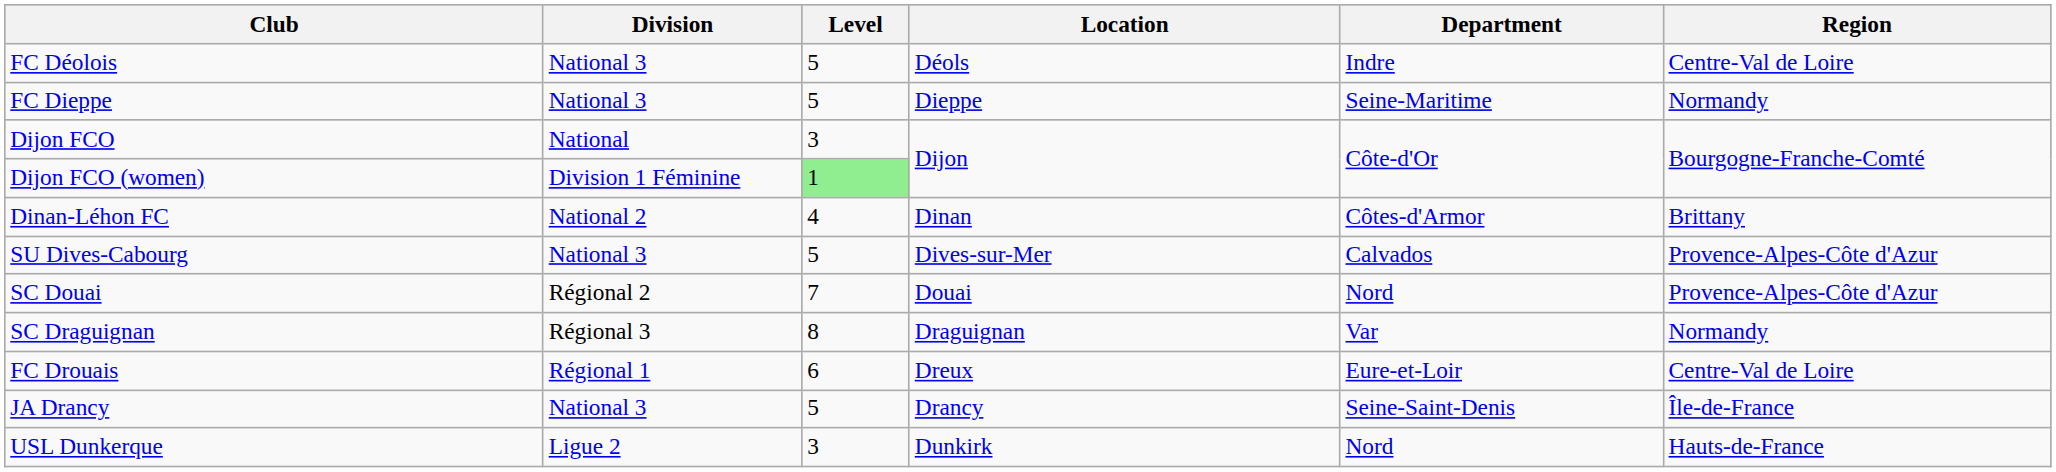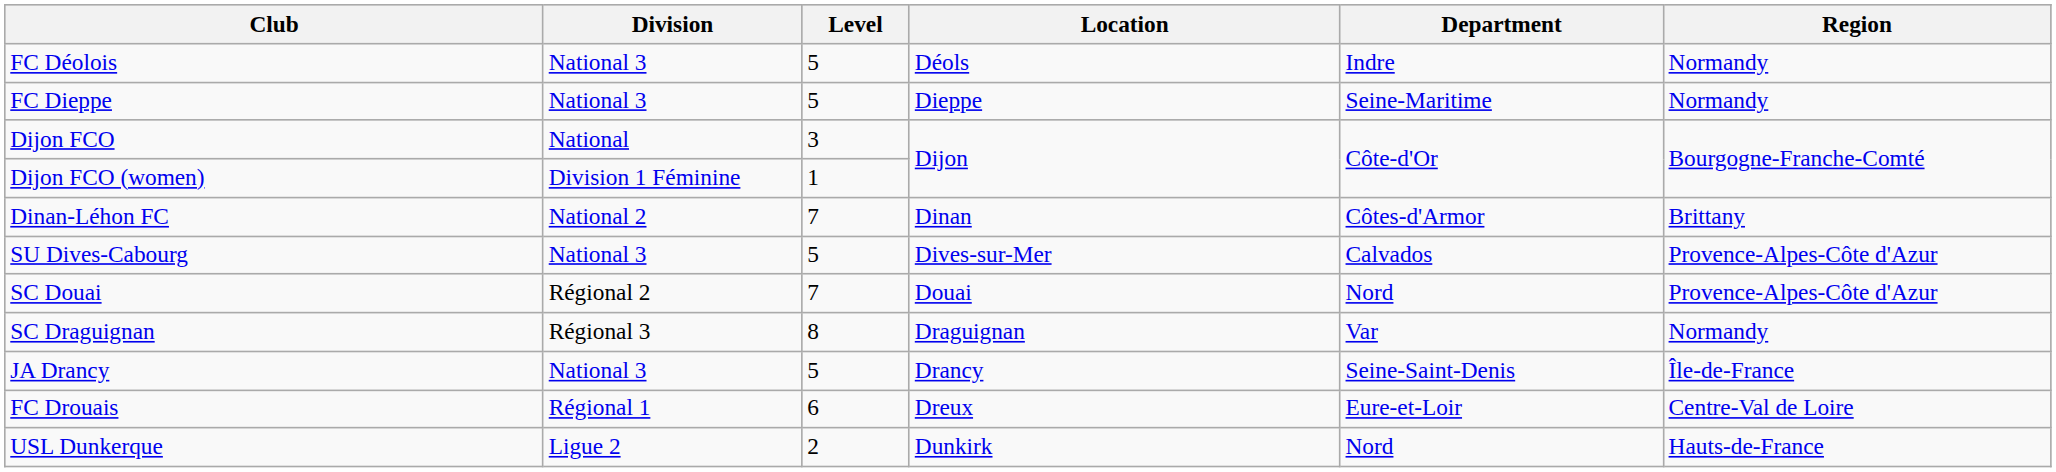(1761, 62) Centre-Val de Loire -> (1718, 62) Normandy
(813, 178) lightgreen background -> (813, 178) no background
(813, 216) 4 -> (813, 216) 7
rows swapped: (60, 408) <-> (64, 370)
(813, 447) 3 -> (813, 447) 2
